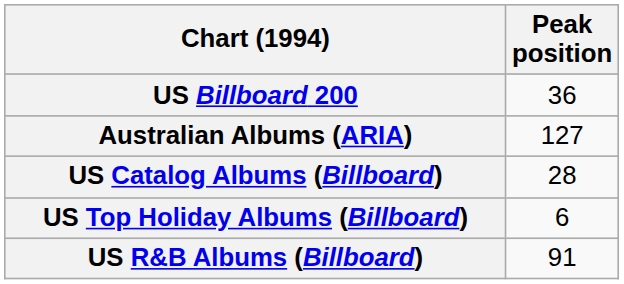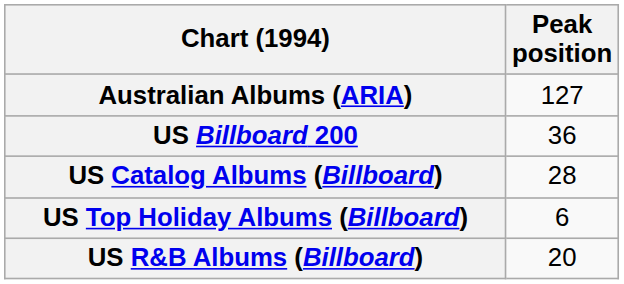rows swapped: (255, 135) <-> (255, 94)
(562, 258) 91 -> (562, 258) 20
